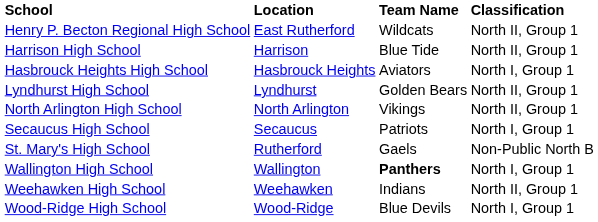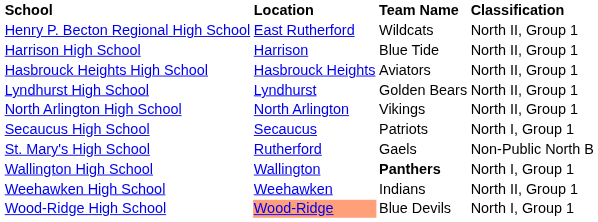(522, 70) North I, Group 1 -> (524, 70) North II, Group 1
(294, 208) no background -> (294, 208) lightsalmon background
